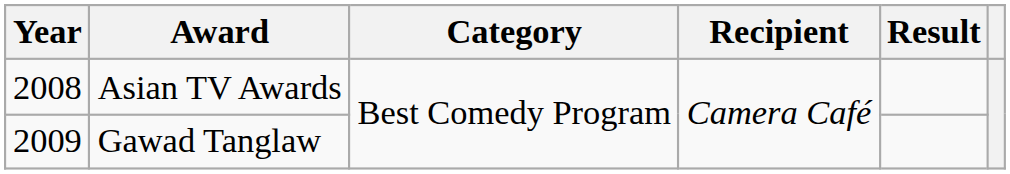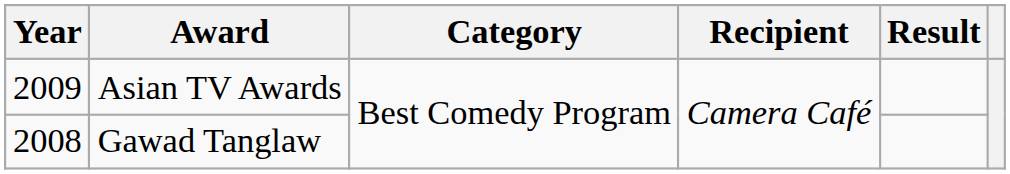(47, 86) 2008 -> (47, 86) 2009
(47, 140) 2009 -> (47, 140) 2008
